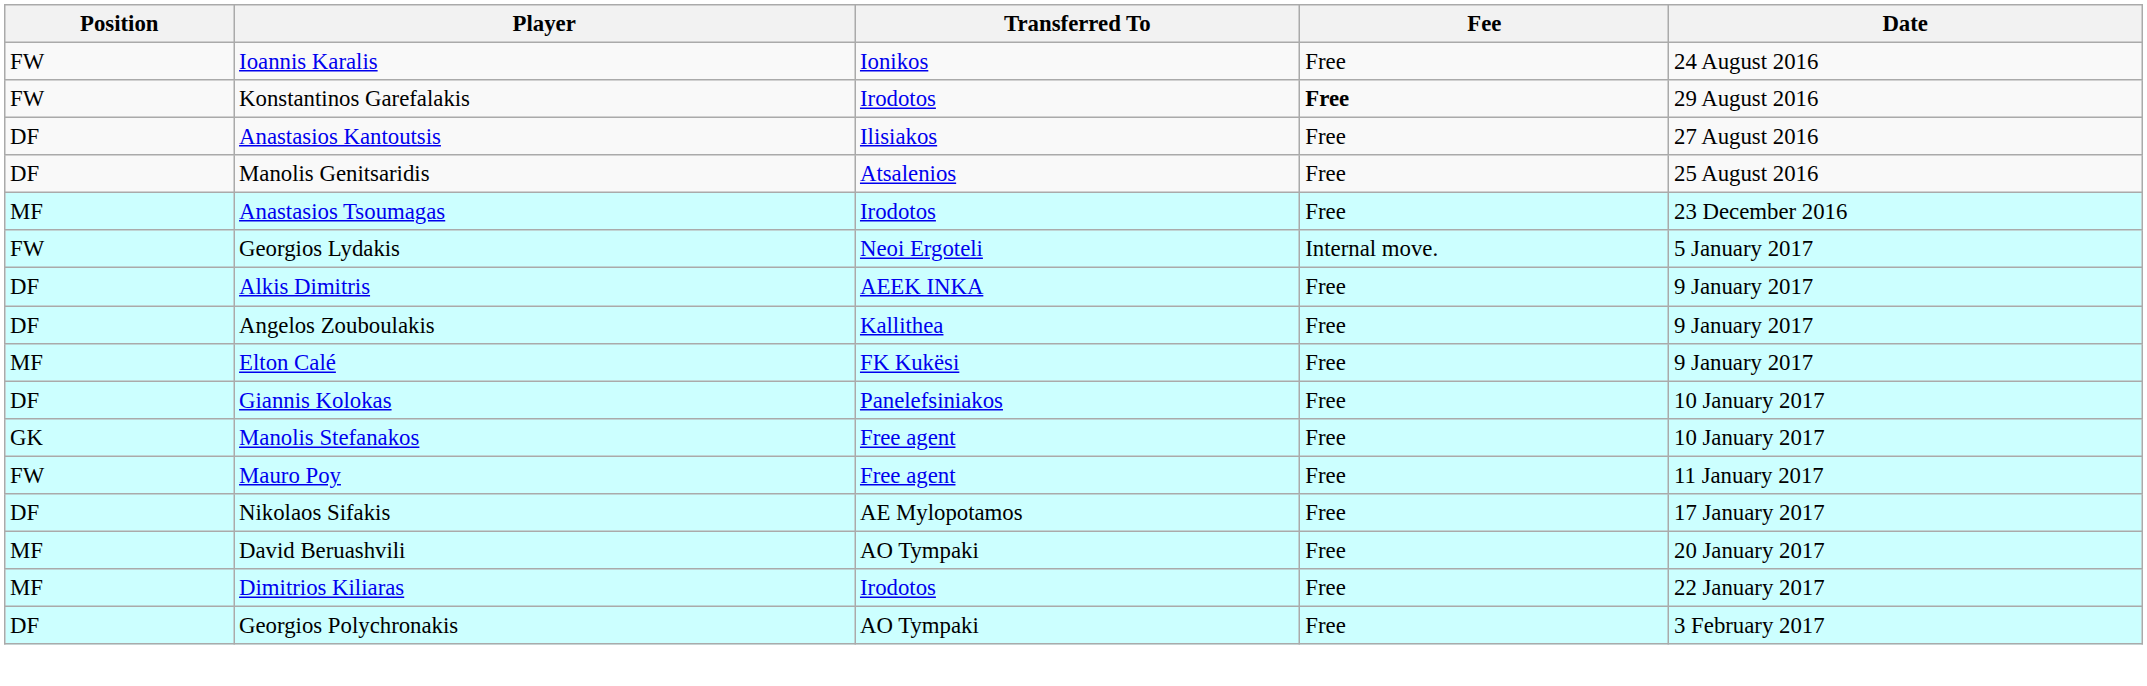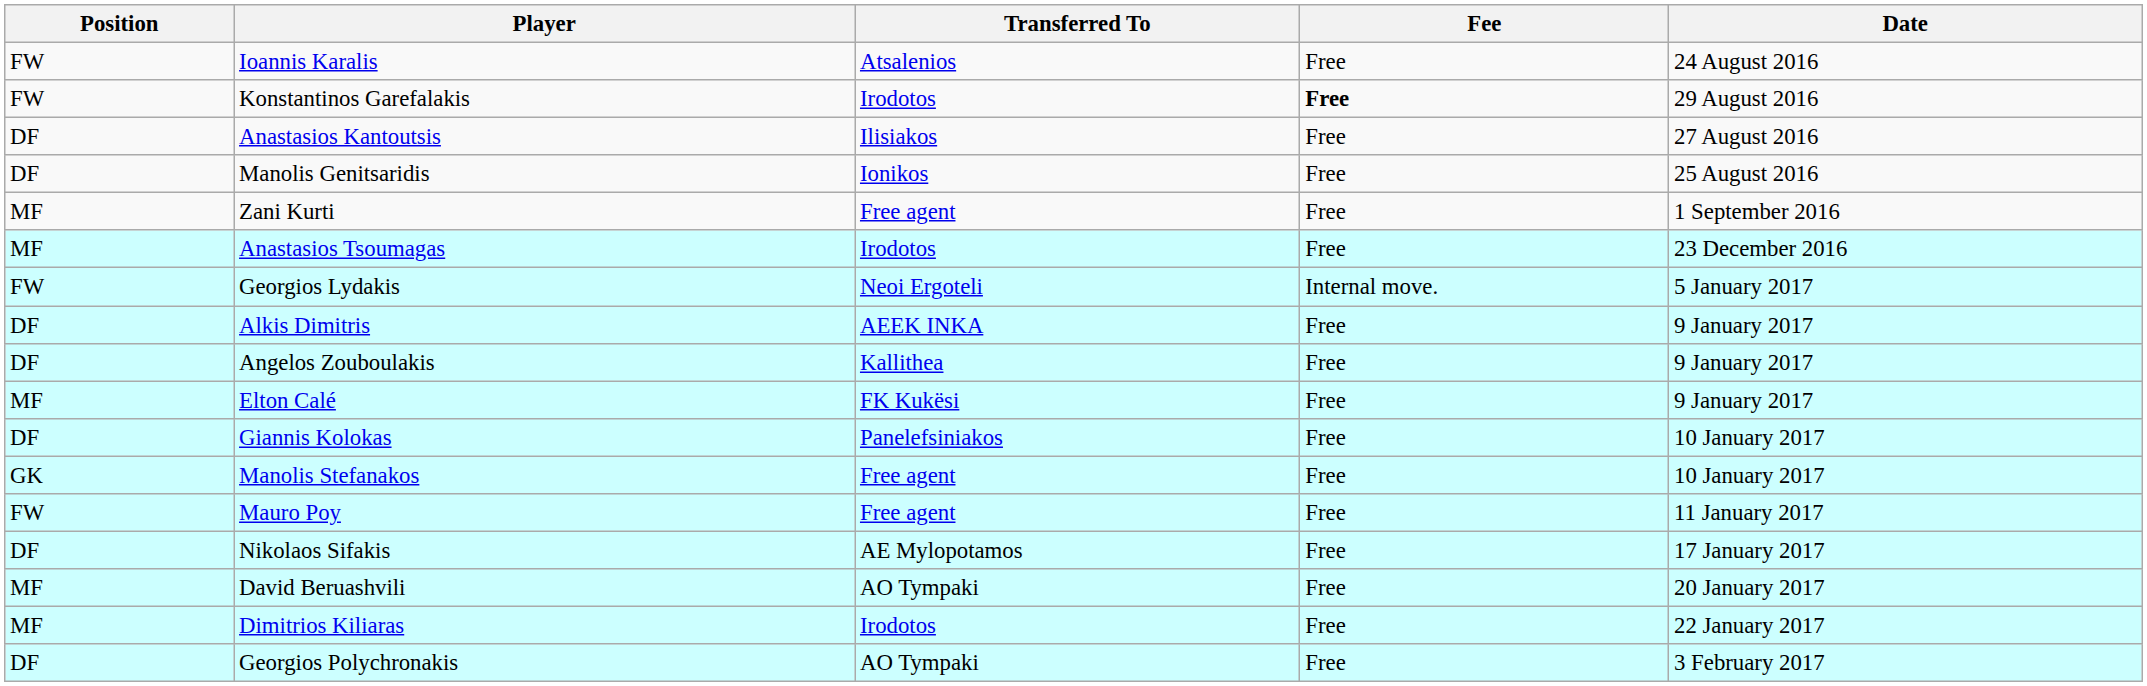(894, 61) Ionikos -> (908, 61) Atsalenios
(908, 173) Atsalenios -> (894, 173) Ionikos
+ row: (287, 211)
